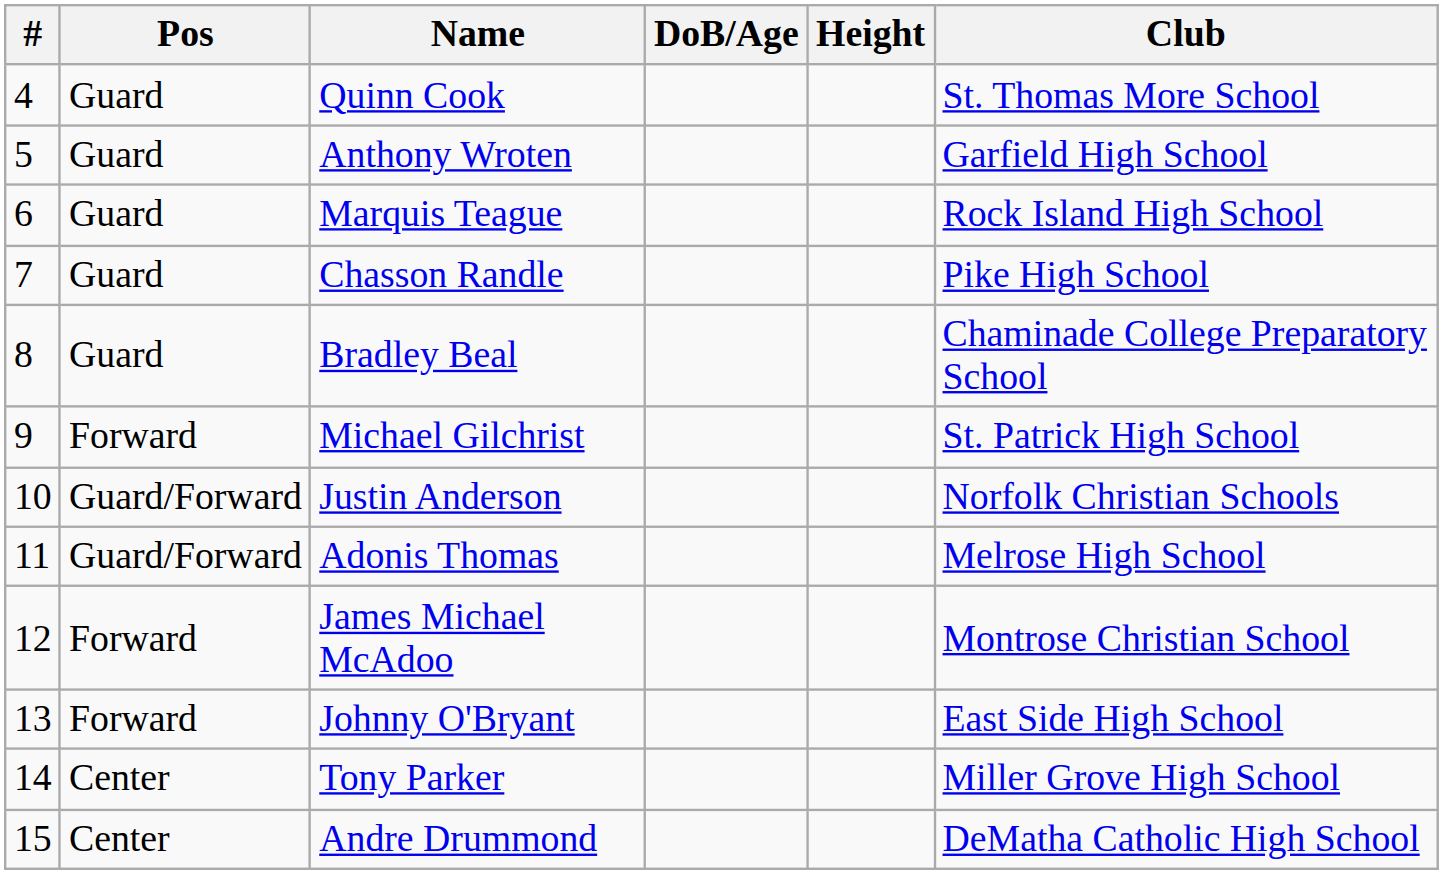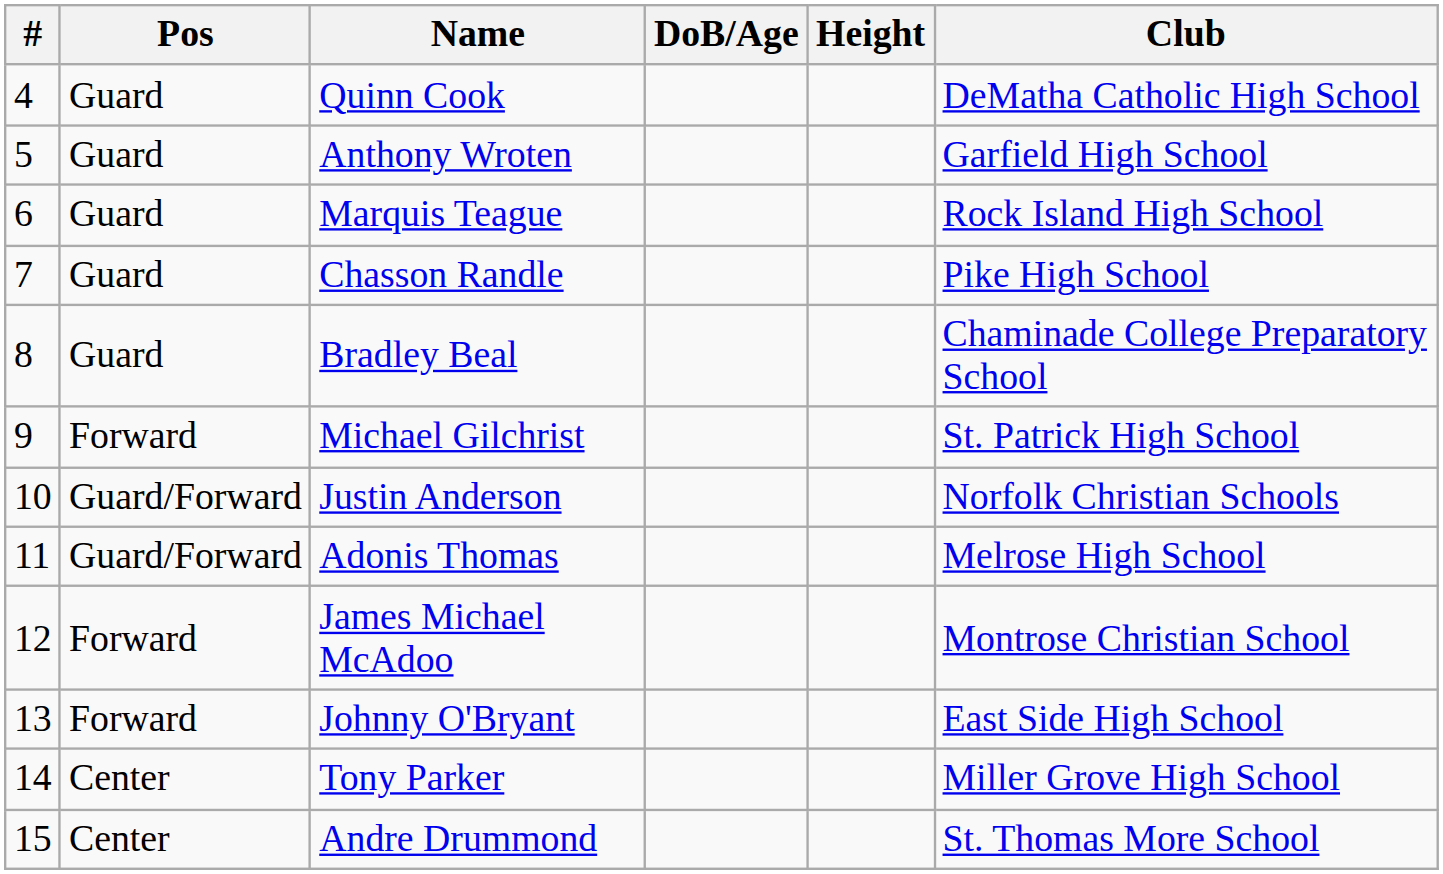(1131, 94) St. Thomas More School -> (1181, 94) DeMatha Catholic High School
(1181, 838) DeMatha Catholic High School -> (1131, 838) St. Thomas More School
